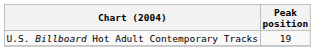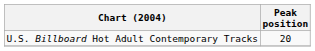(285, 39) 19 -> (285, 39) 20
